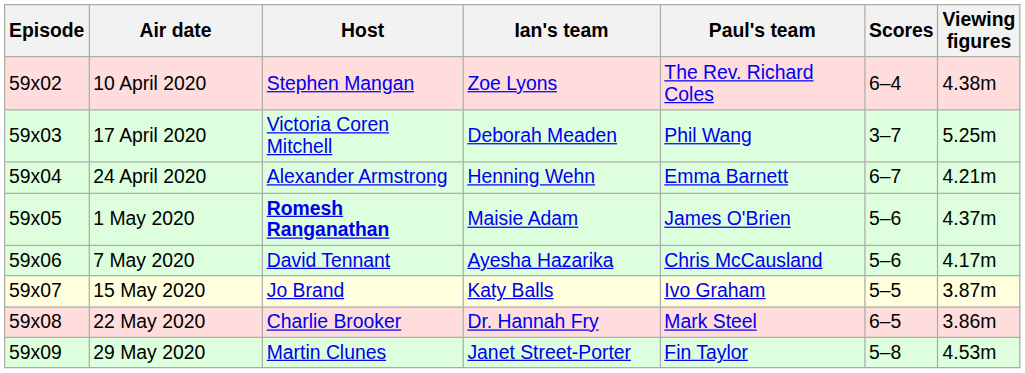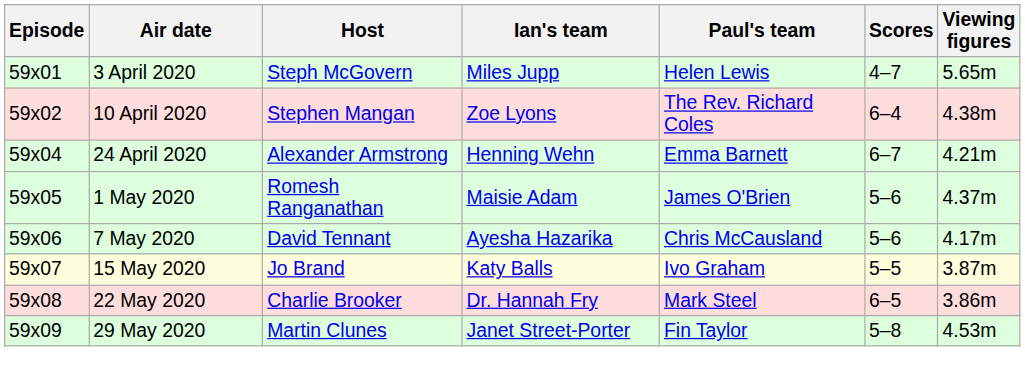+ row: (144, 72)
- row: (150, 135)
(328, 218) bold -> (325, 197) normal
